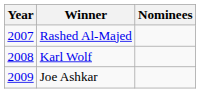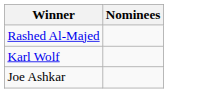- column: (21, 14)
